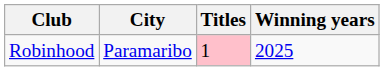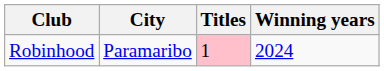(274, 50) 2025 -> (274, 50) 2024
